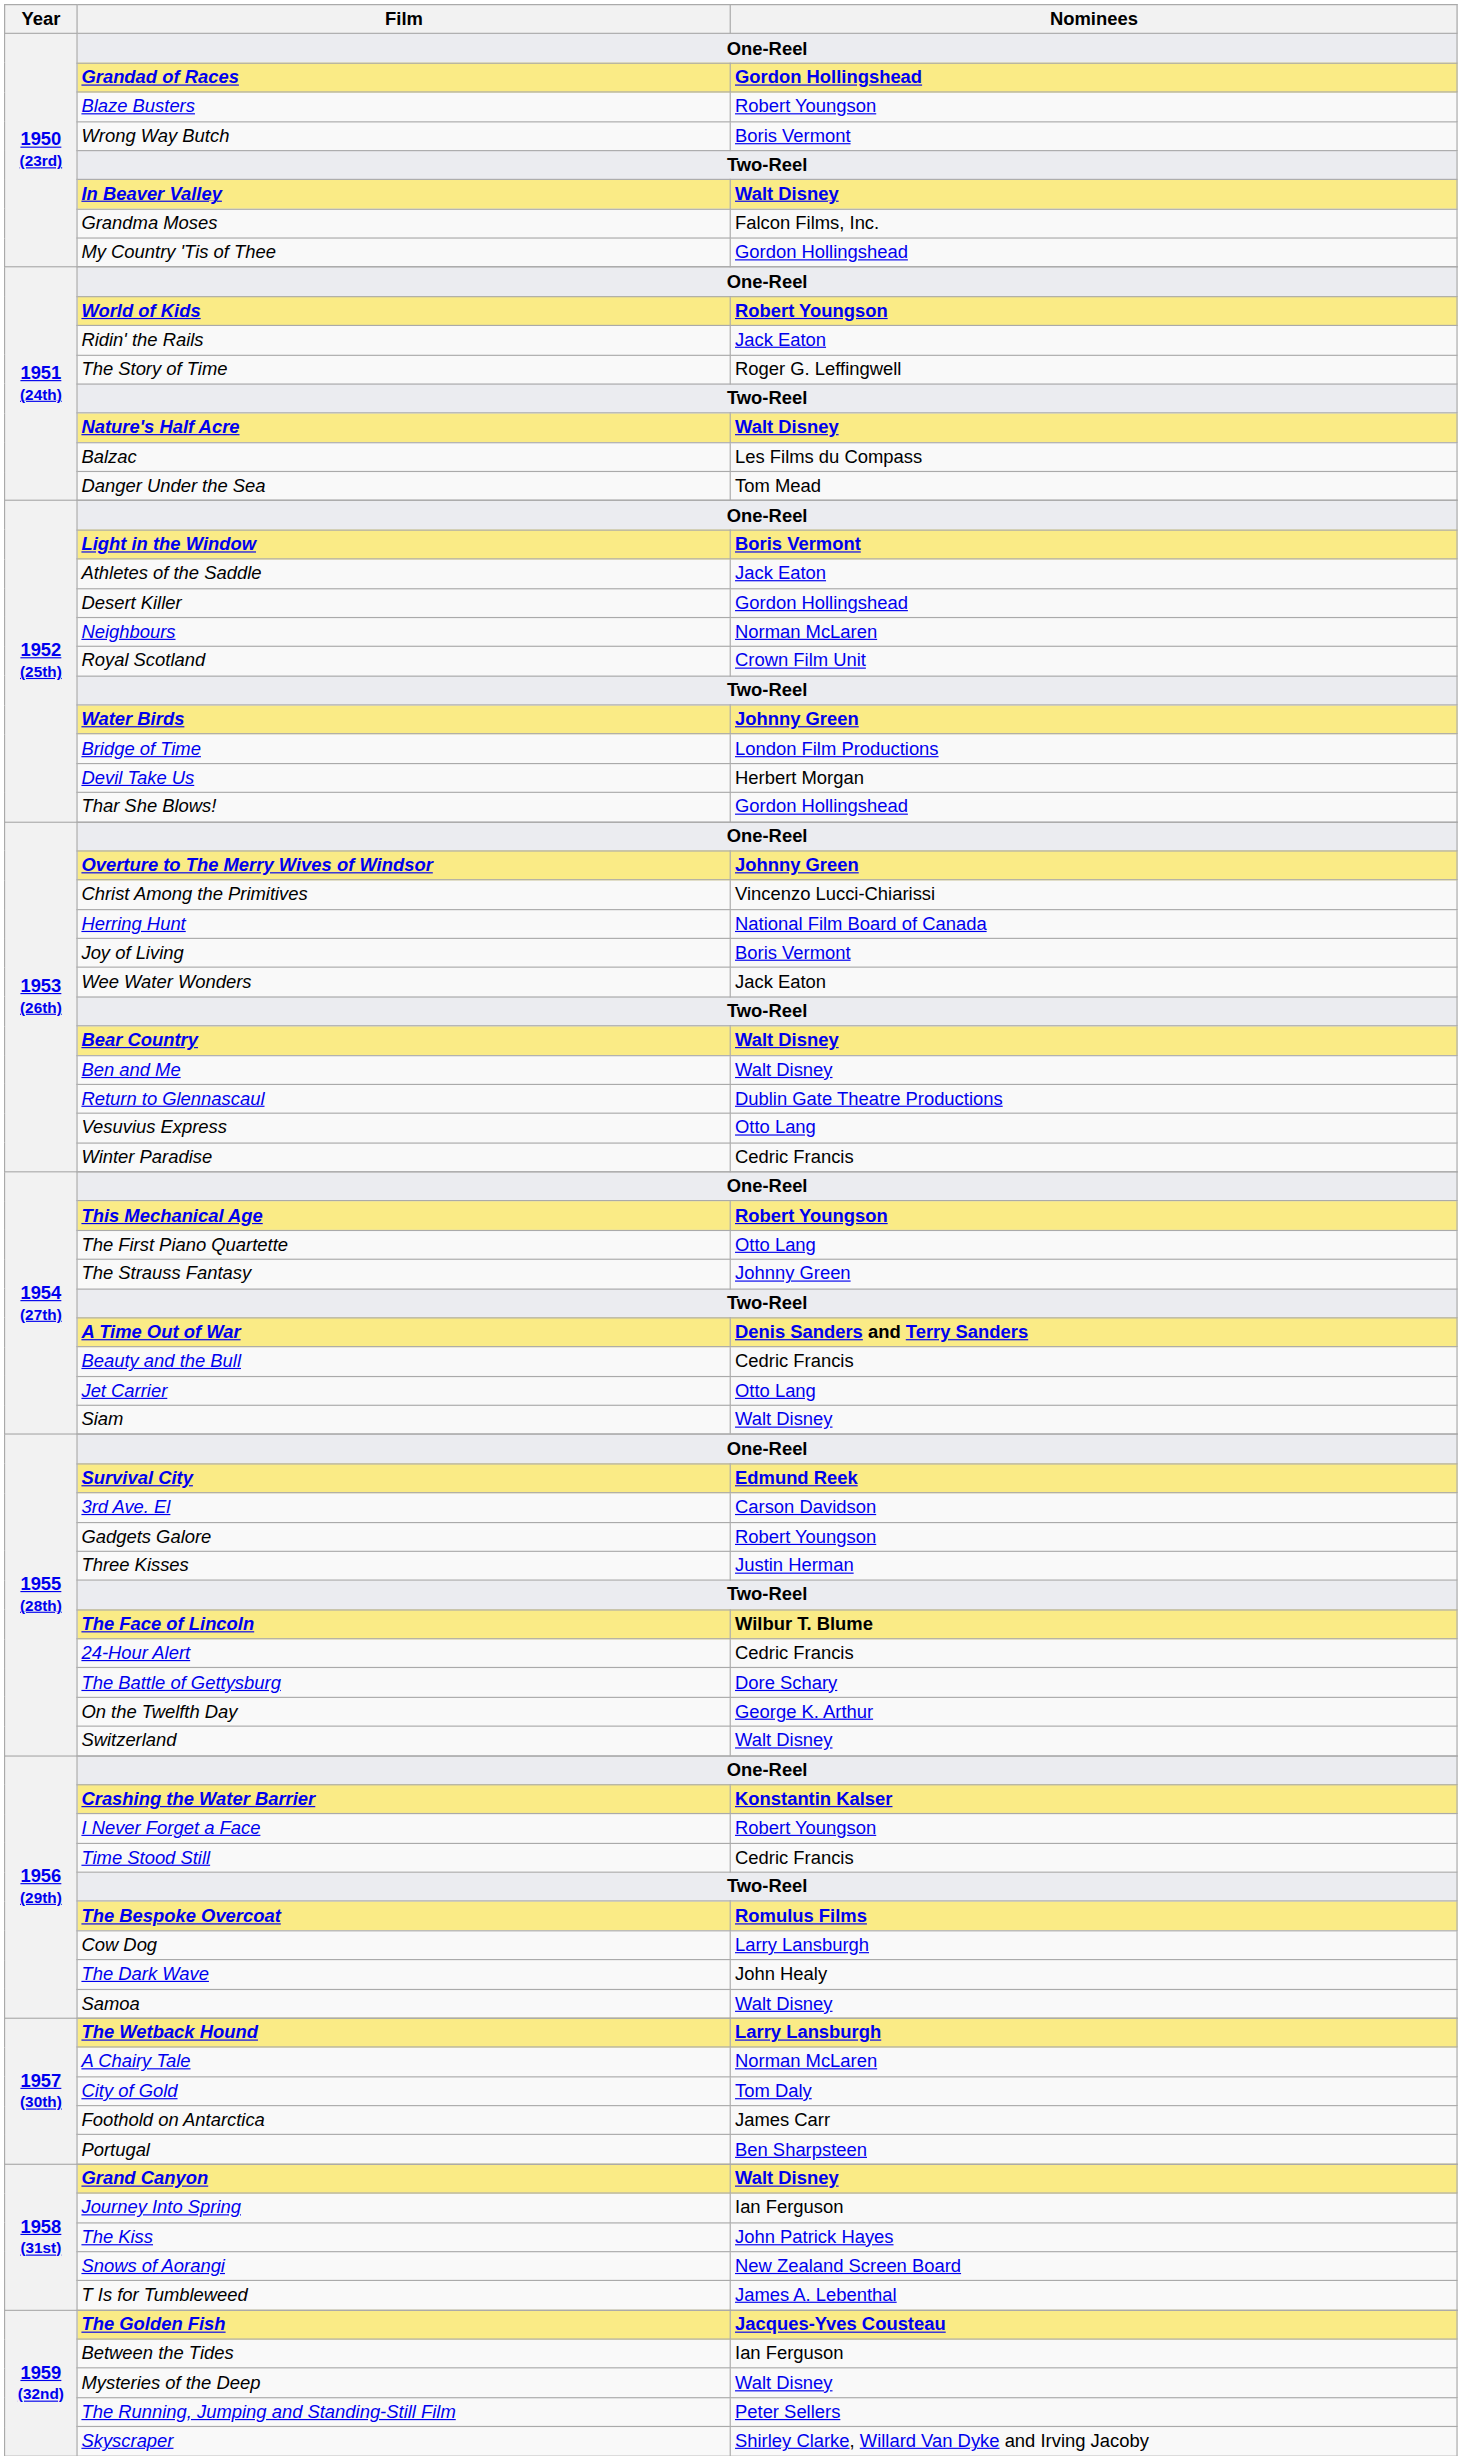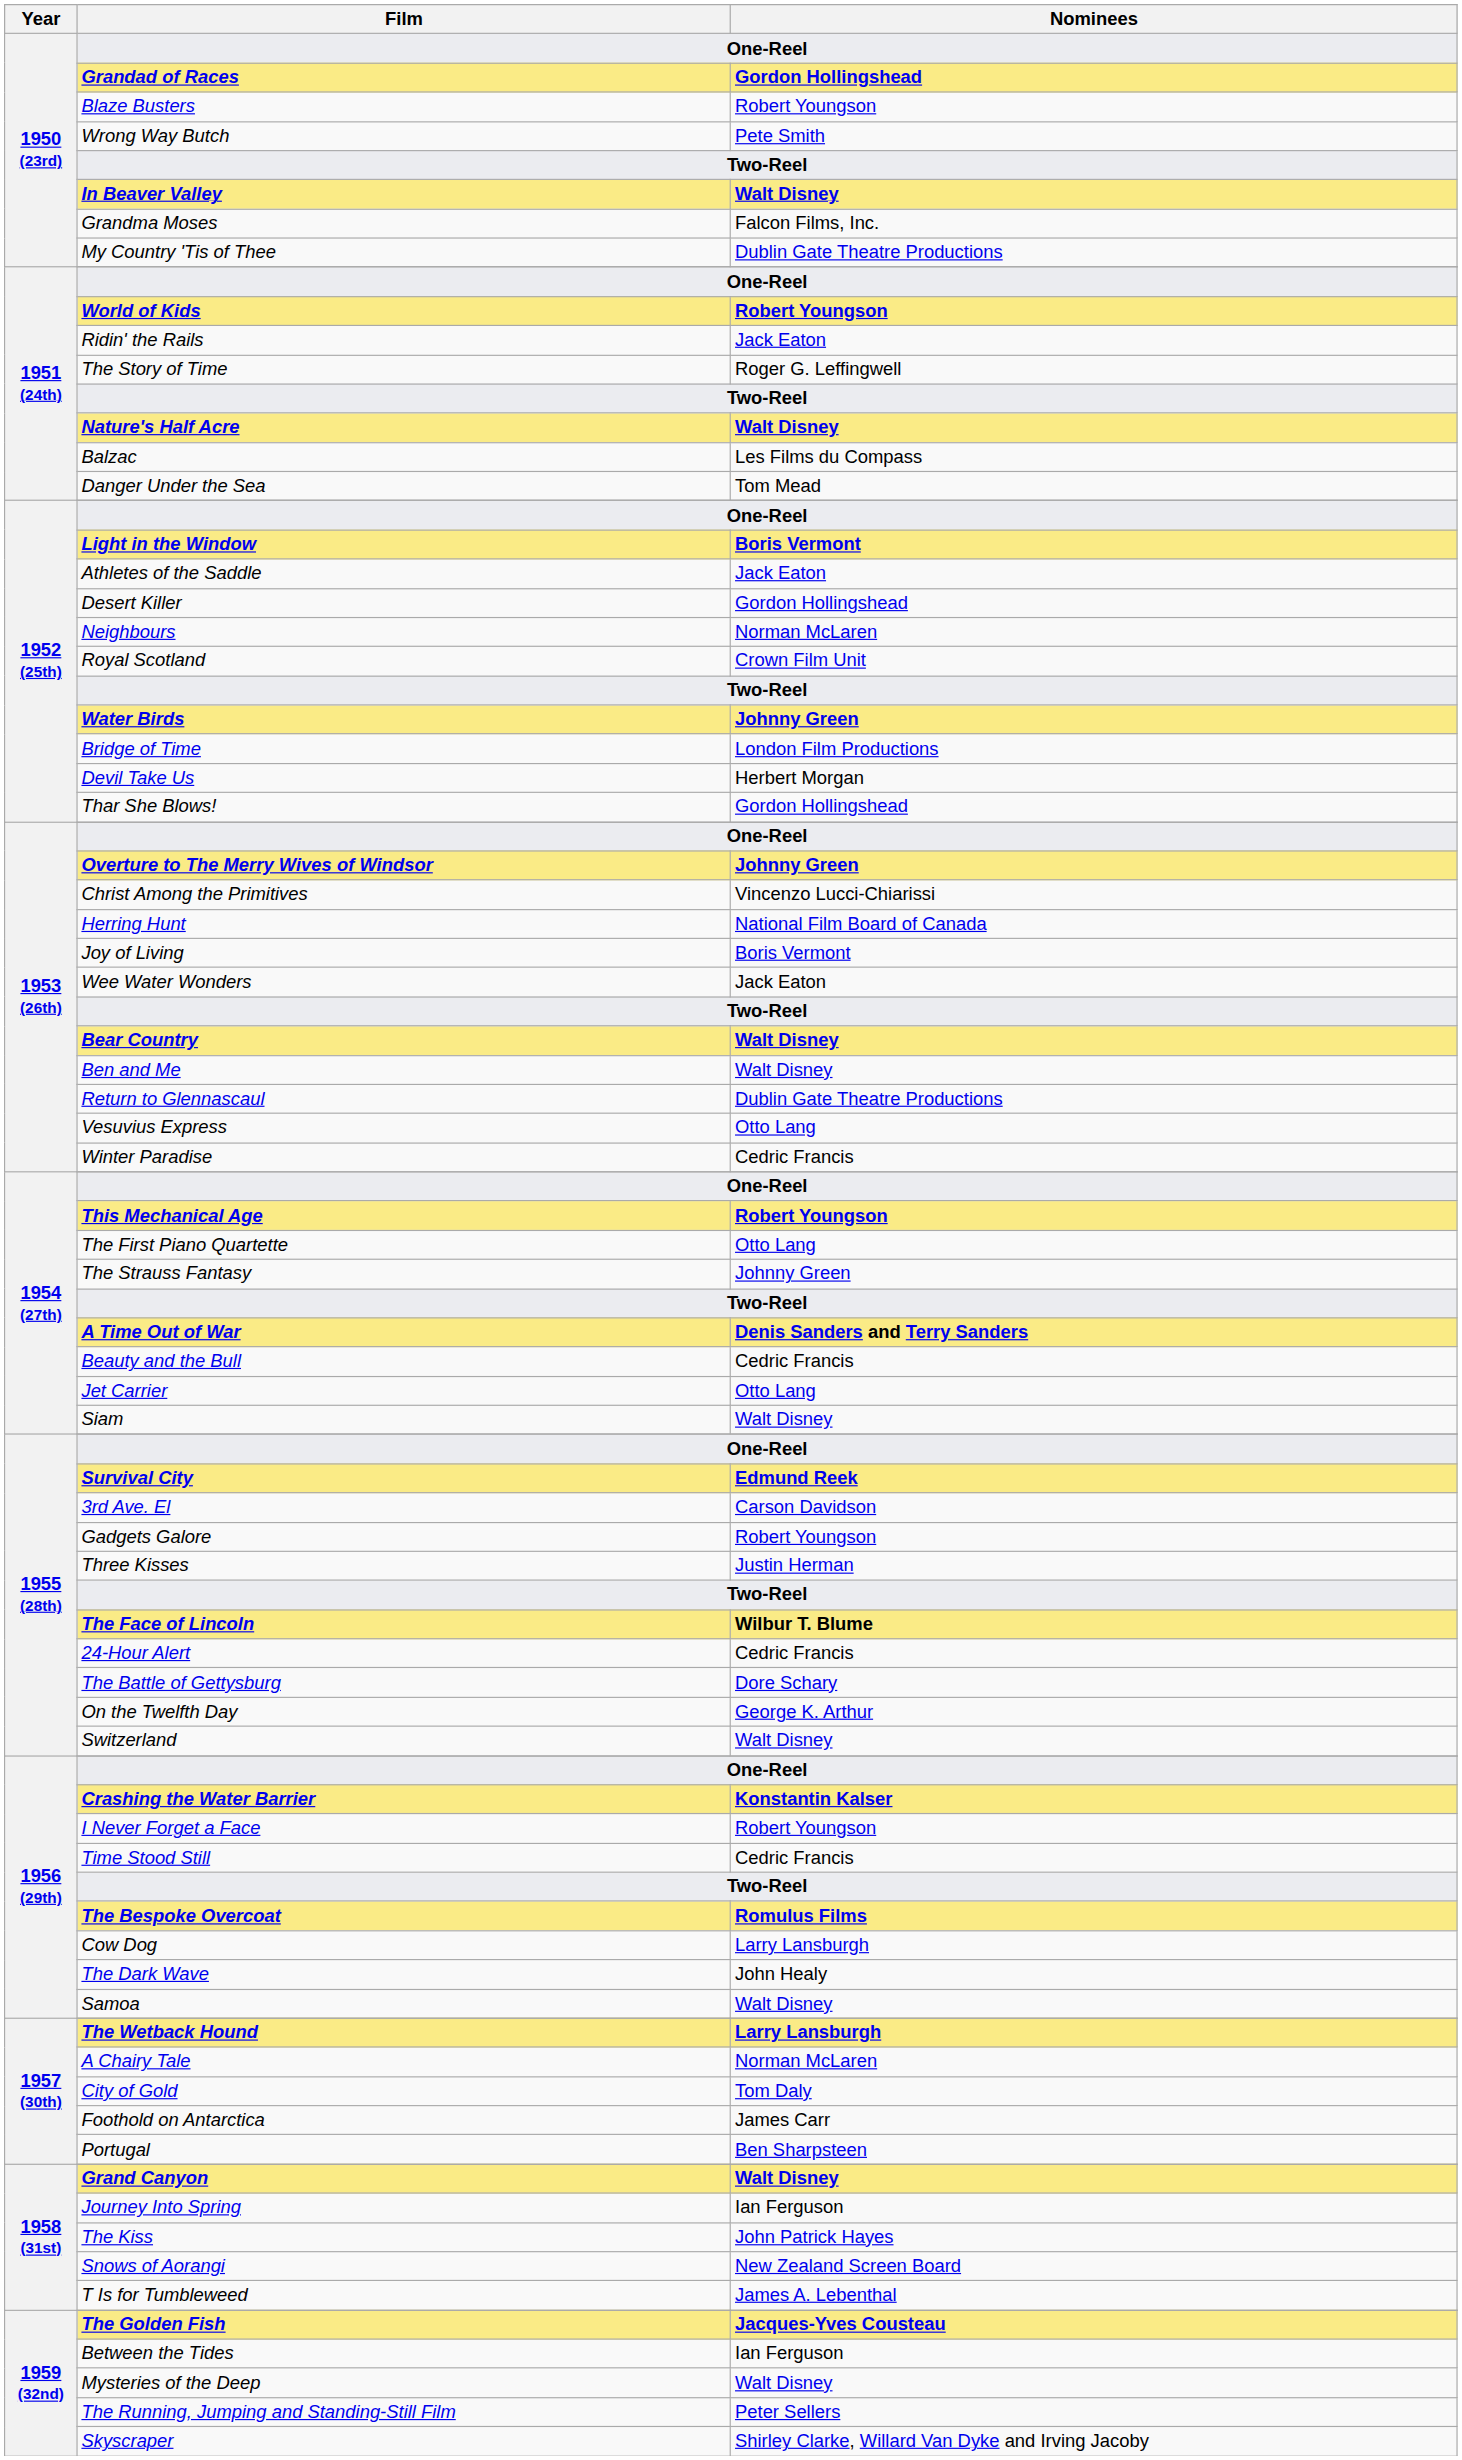(793, 135) Boris Vermont -> (780, 135) Pete Smith
(821, 252) Gordon Hollingshead -> (869, 252) Dublin Gate Theatre Productions
